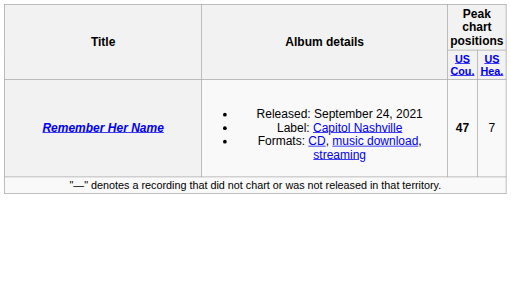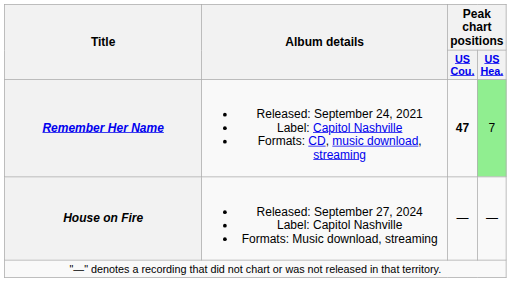(492, 128) no background -> (492, 128) lightgreen background
+ row: (103, 218)
